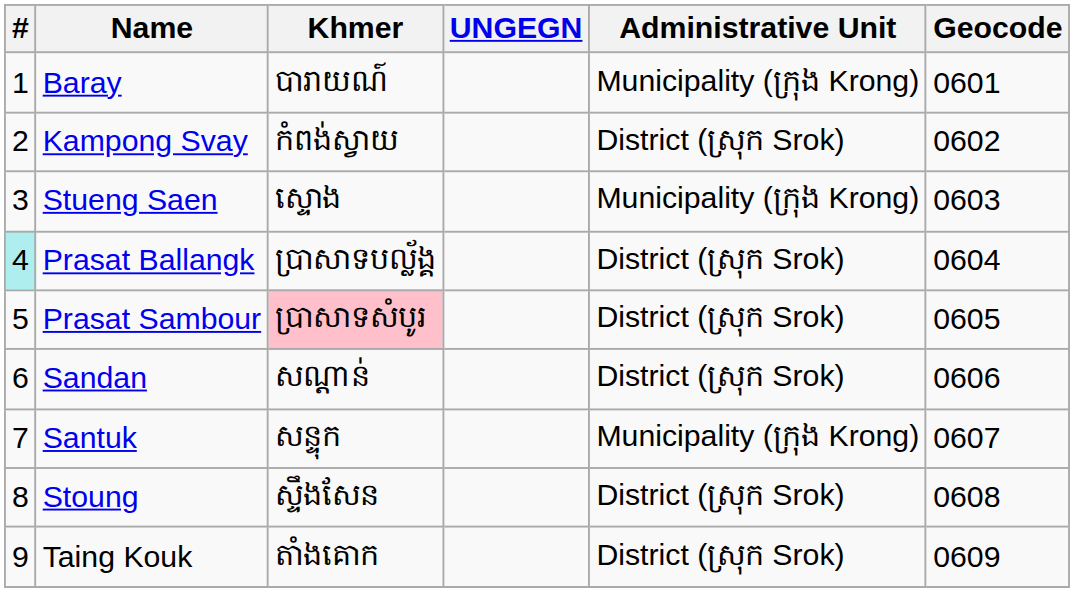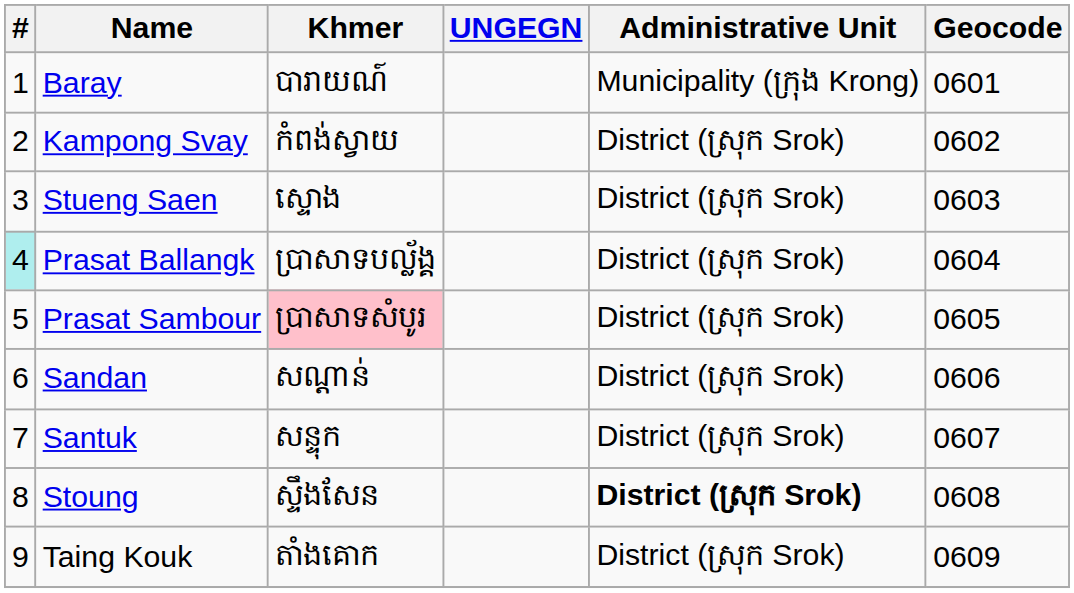(758, 198) Municipality (ក្រុង Krong) -> (721, 198) District (ស្រុក Srok)
(758, 436) Municipality (ក្រុង Krong) -> (721, 436) District (ស្រុក Srok)
(721, 495) normal -> (729, 495) bold
